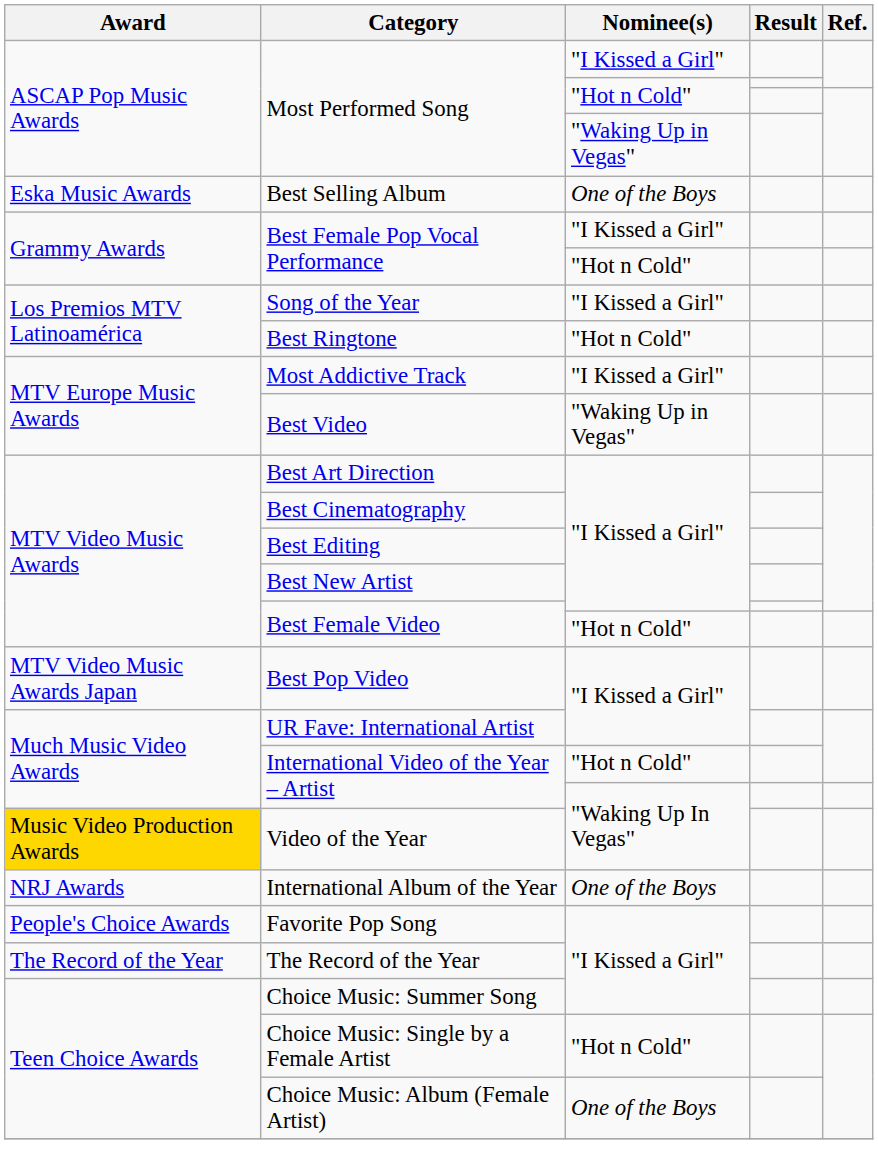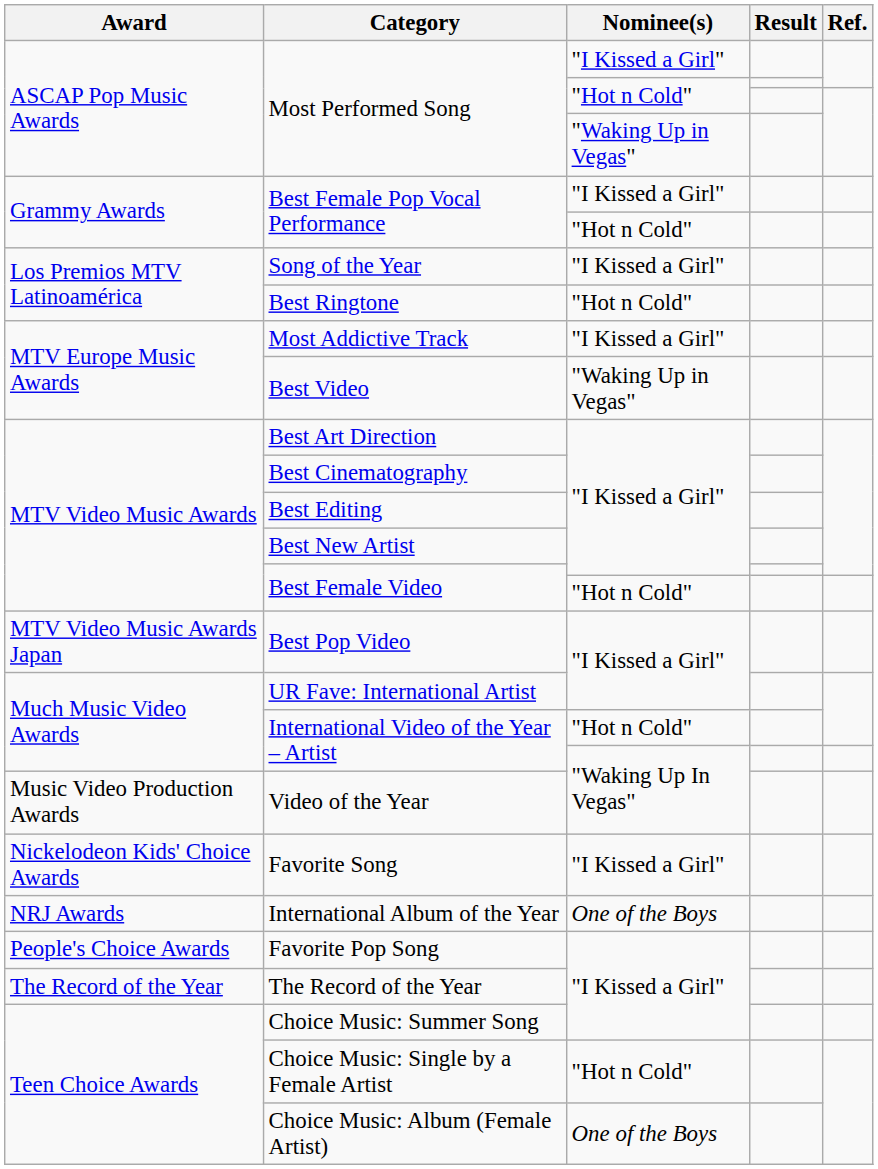- row: (356, 193)
(122, 838) gold background -> (122, 802) no background
+ row: (333, 864)
